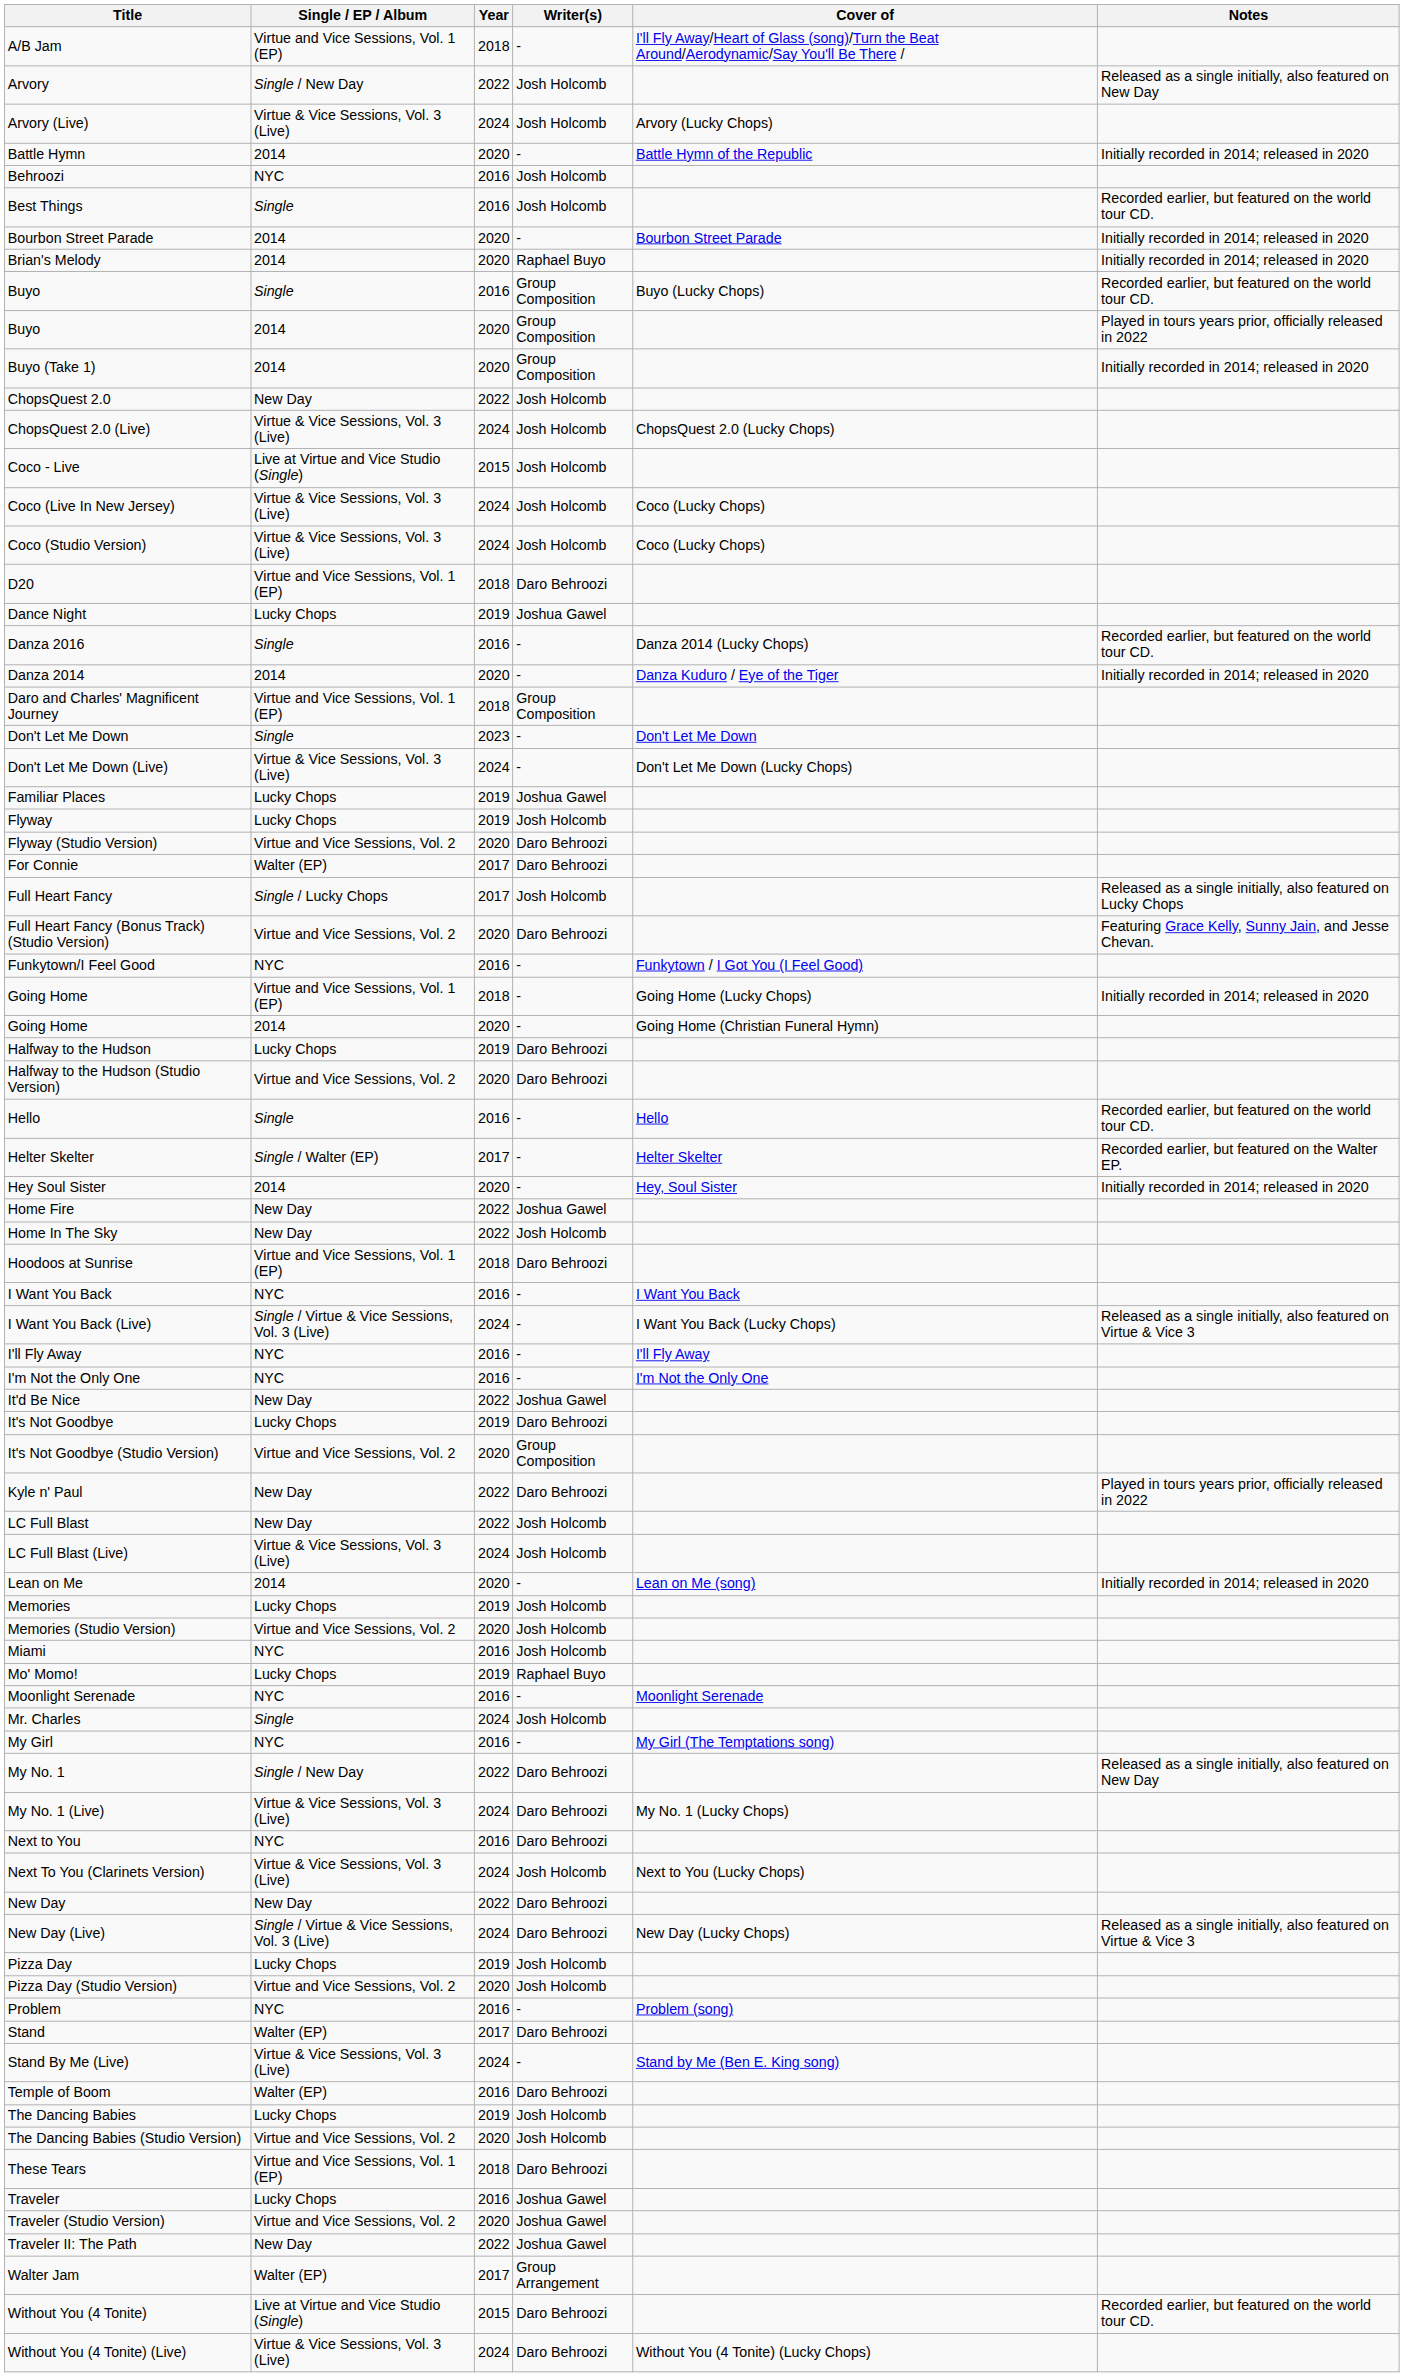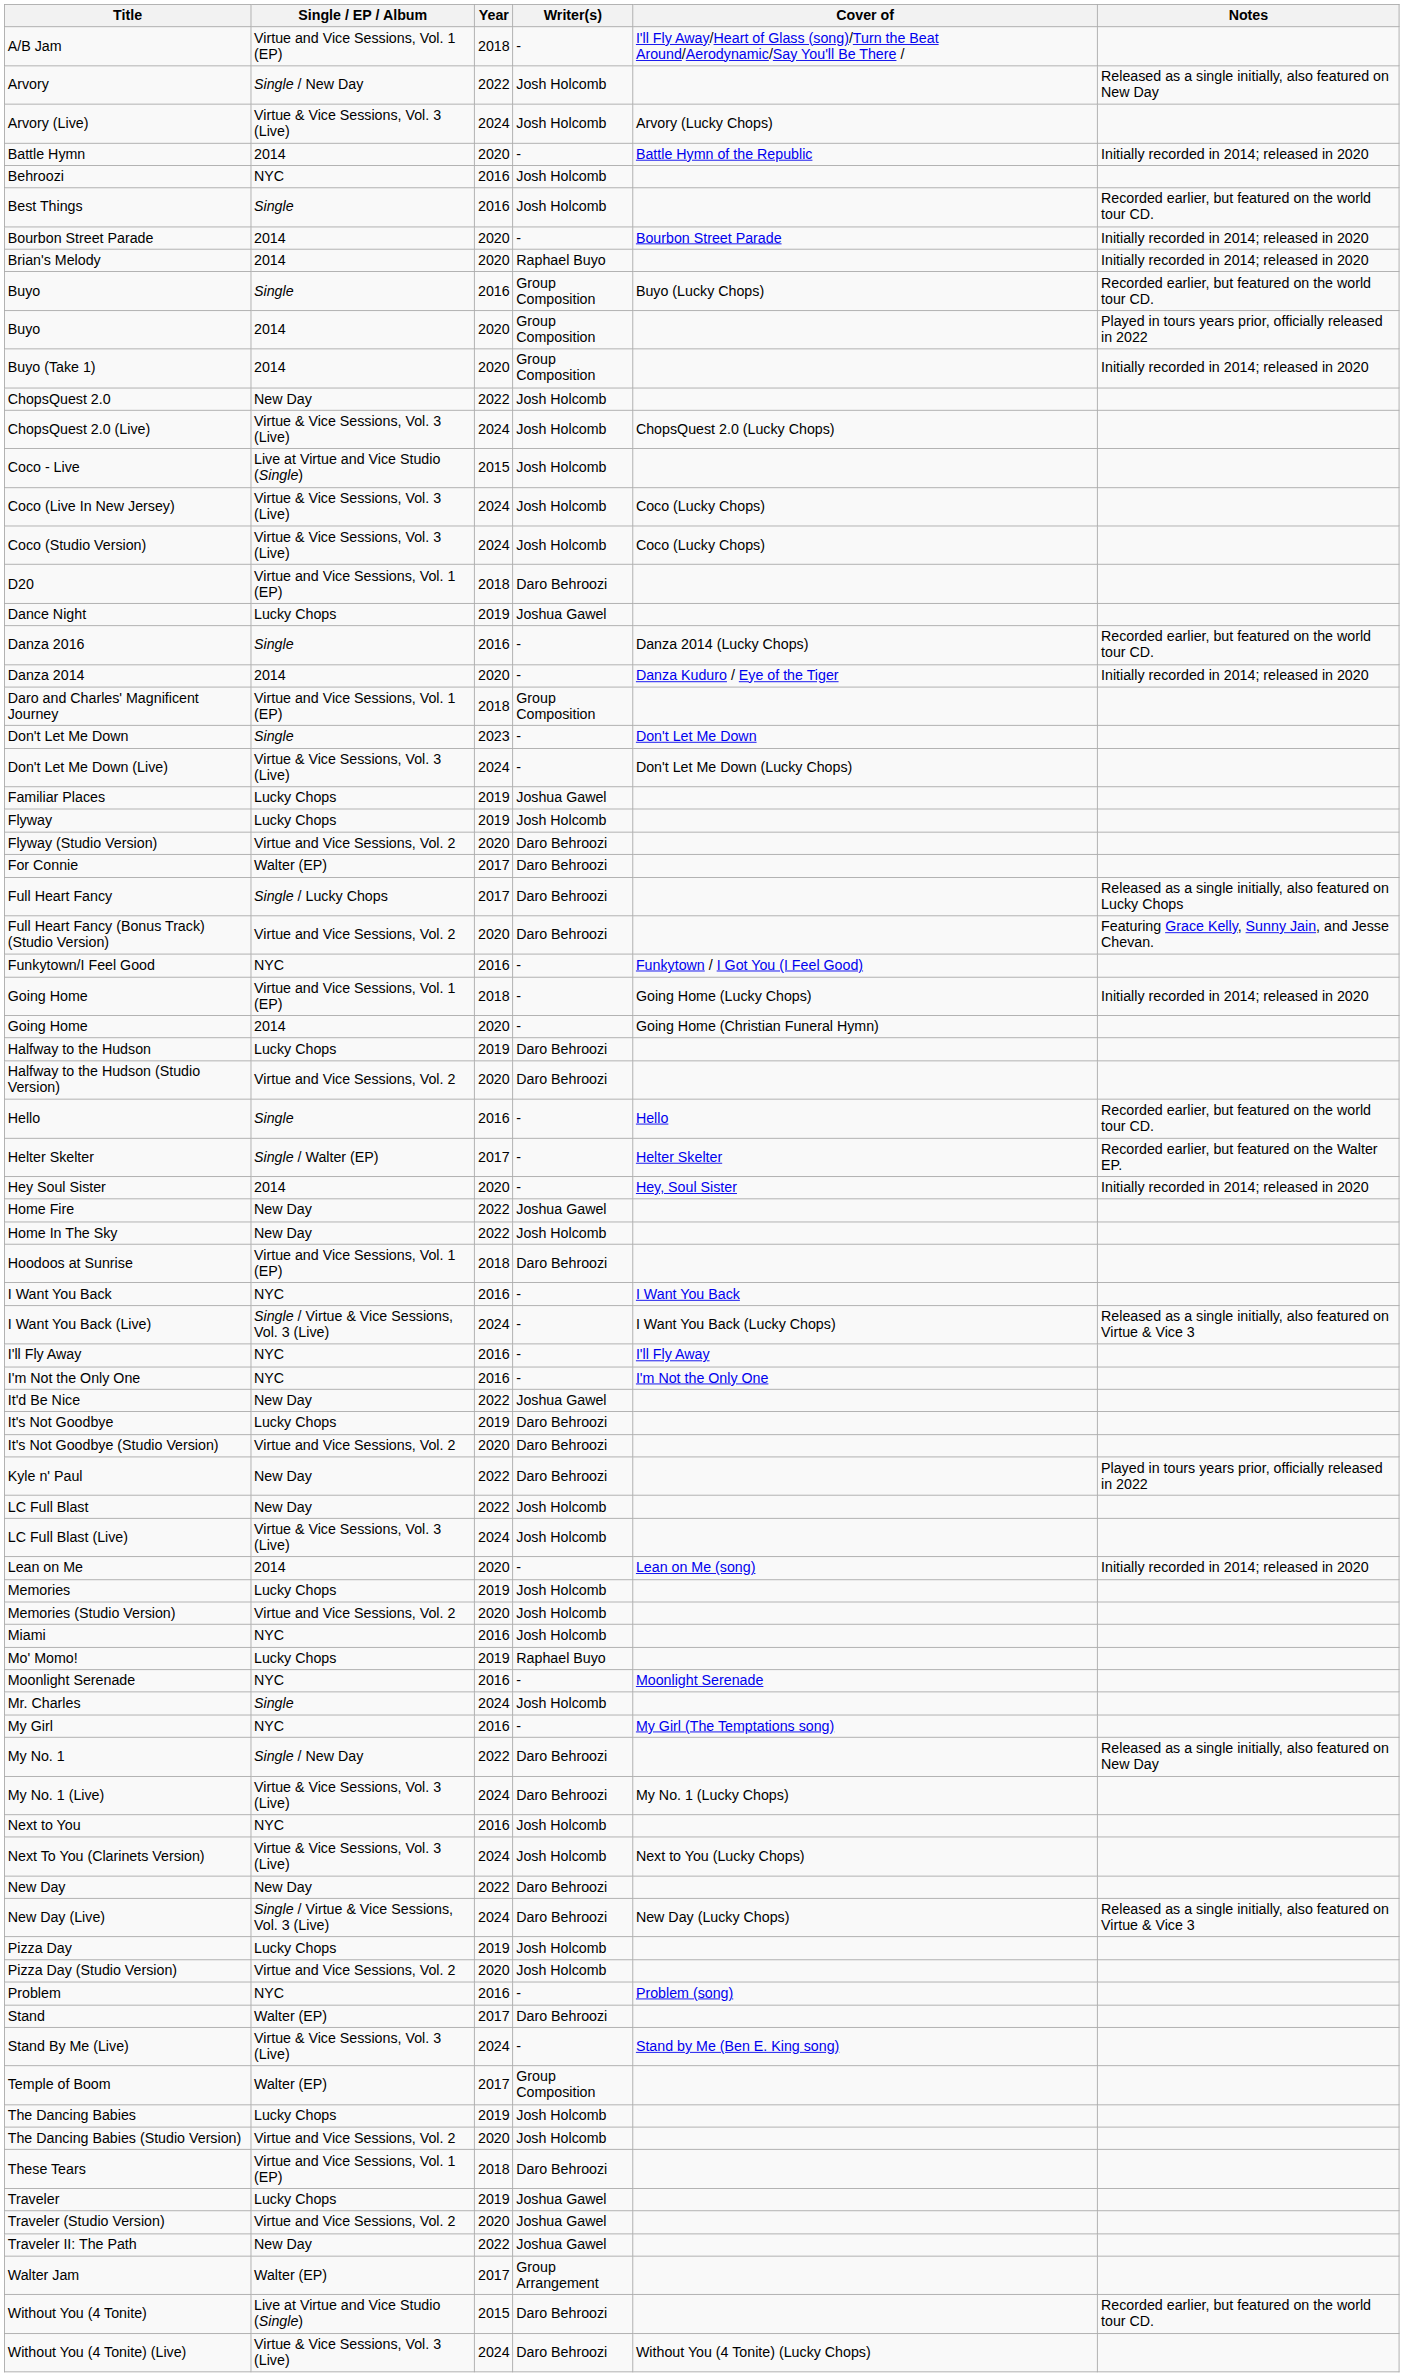(561, 896) Josh Holcomb -> (562, 896) Daro Behroozi
(556, 1453) Group Composition -> (562, 1445) Daro Behroozi
(562, 1841) Daro Behroozi -> (561, 1825) Josh Holcomb
(494, 2093) 2016 -> (494, 2085) 2017
(562, 2093) Daro Behroozi -> (556, 2085) Group Composition
(494, 2199) 2016 -> (494, 2199) 2019
